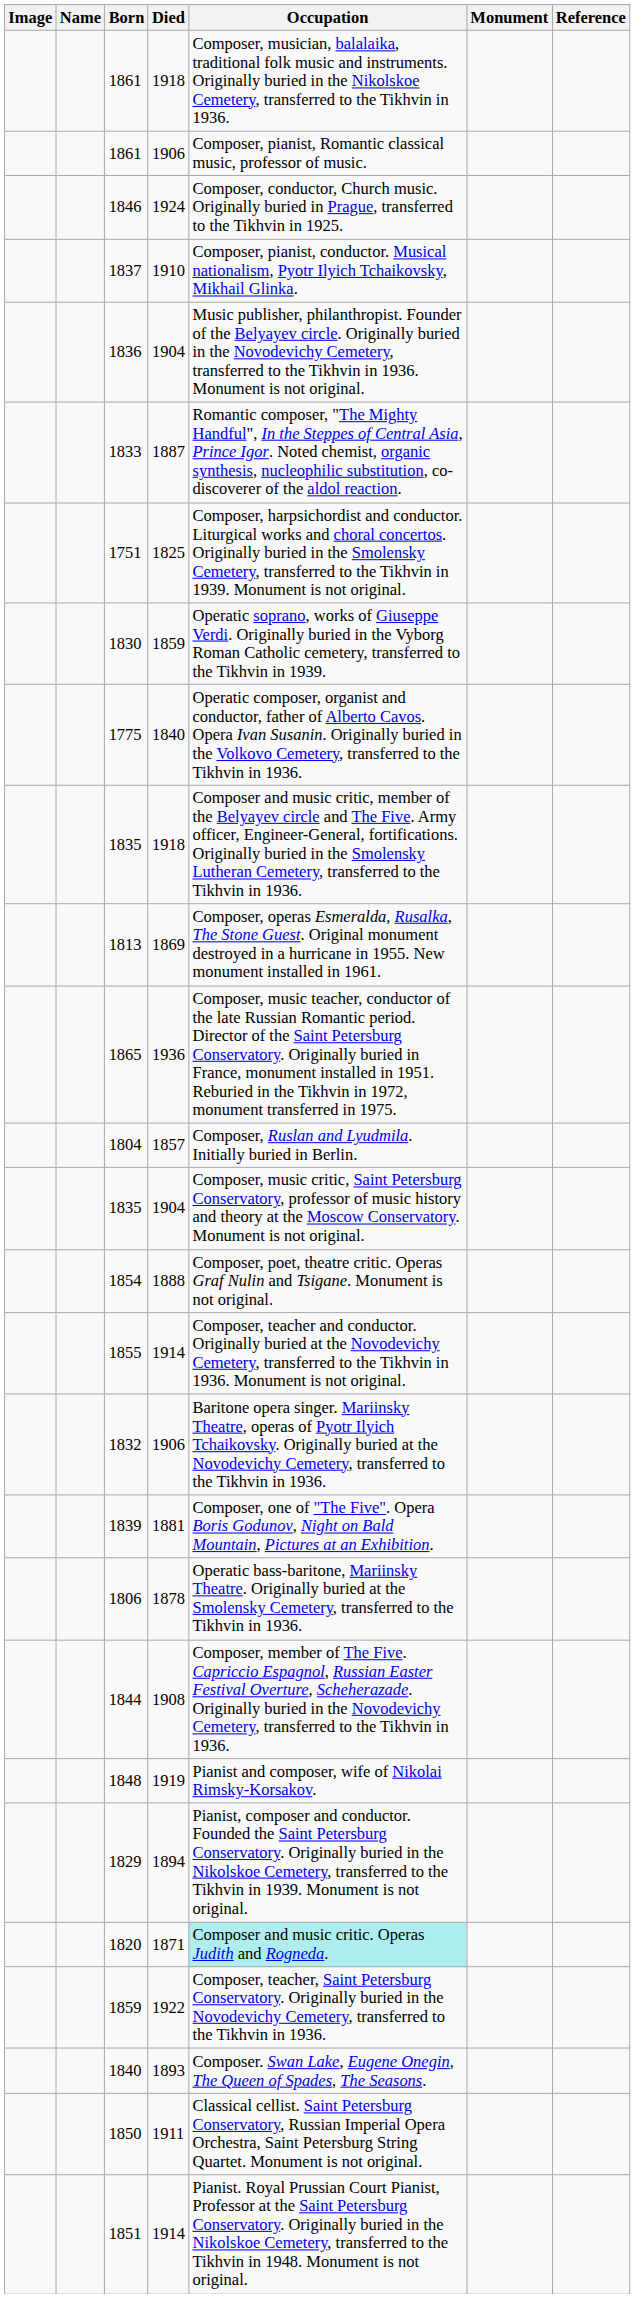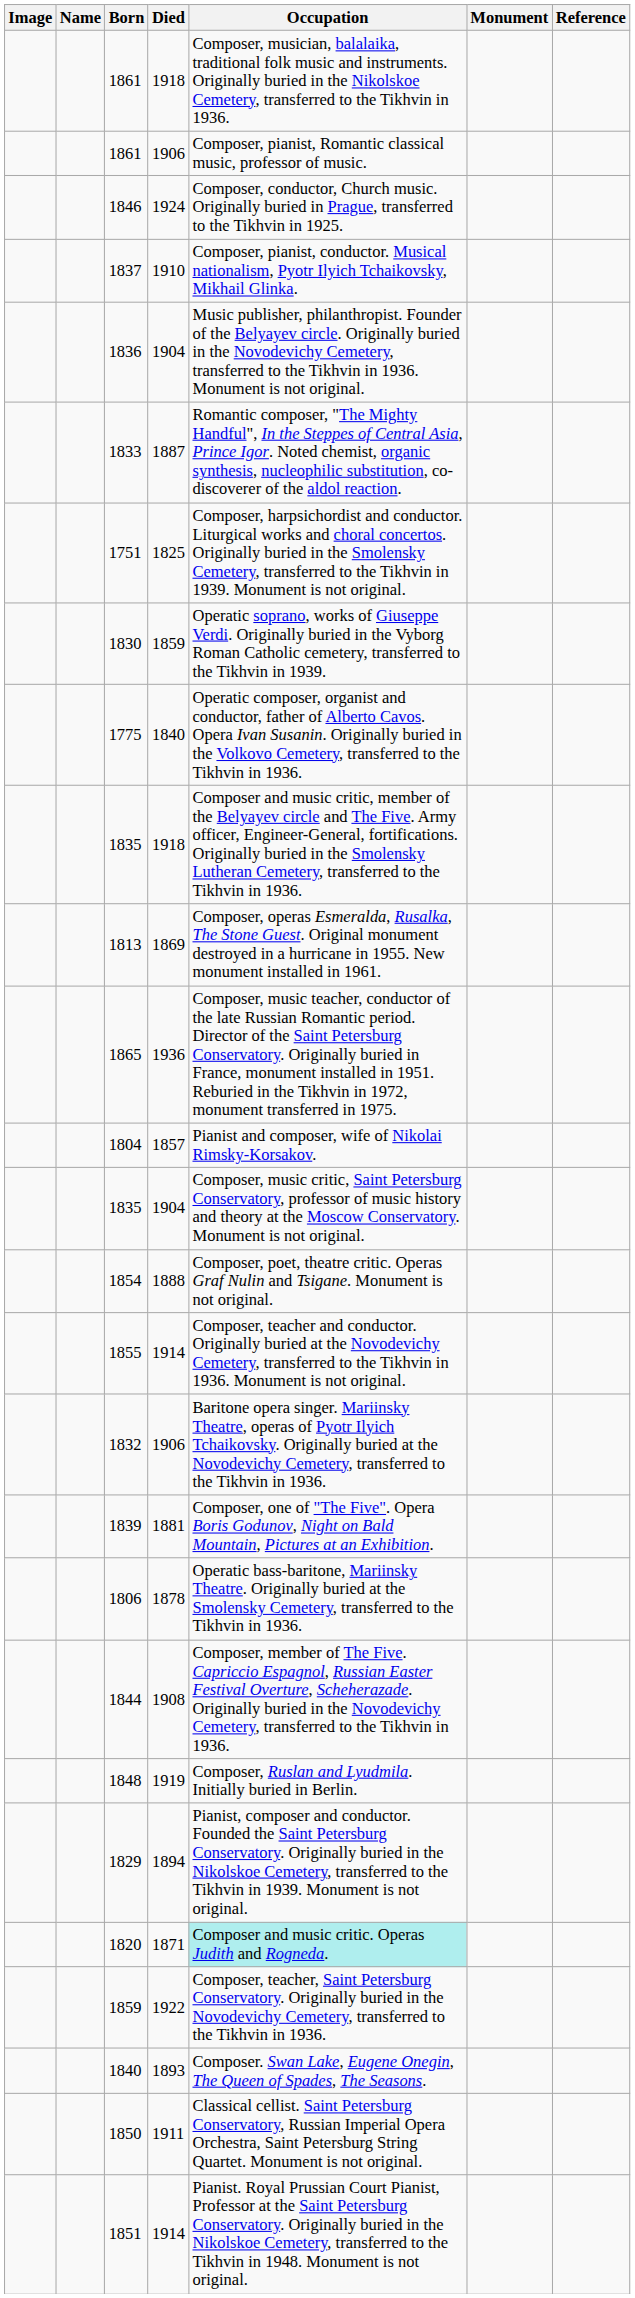(302, 1145) Composer, Ruslan and Lyudmila. Initially buried in Berlin. -> (317, 1145) Pianist and composer, wife of Nikolai Rimsky-Korsakov.
(317, 1780) Pianist and composer, wife of Nikolai Rimsky-Korsakov. -> (302, 1780) Composer, Ruslan and Lyudmila. Initially buried in Berlin.
